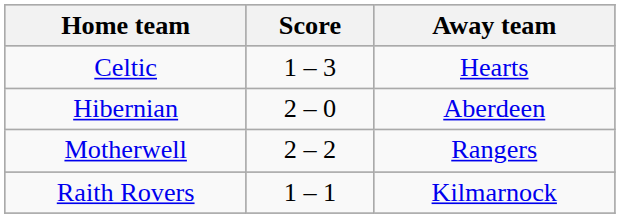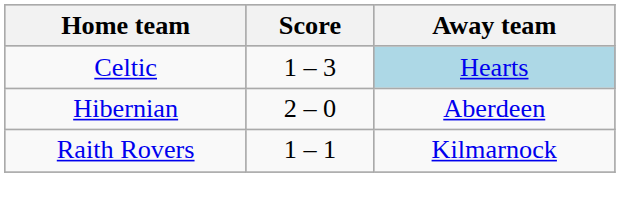(494, 66) no background -> (494, 66) lightblue background
- row: (126, 150)
